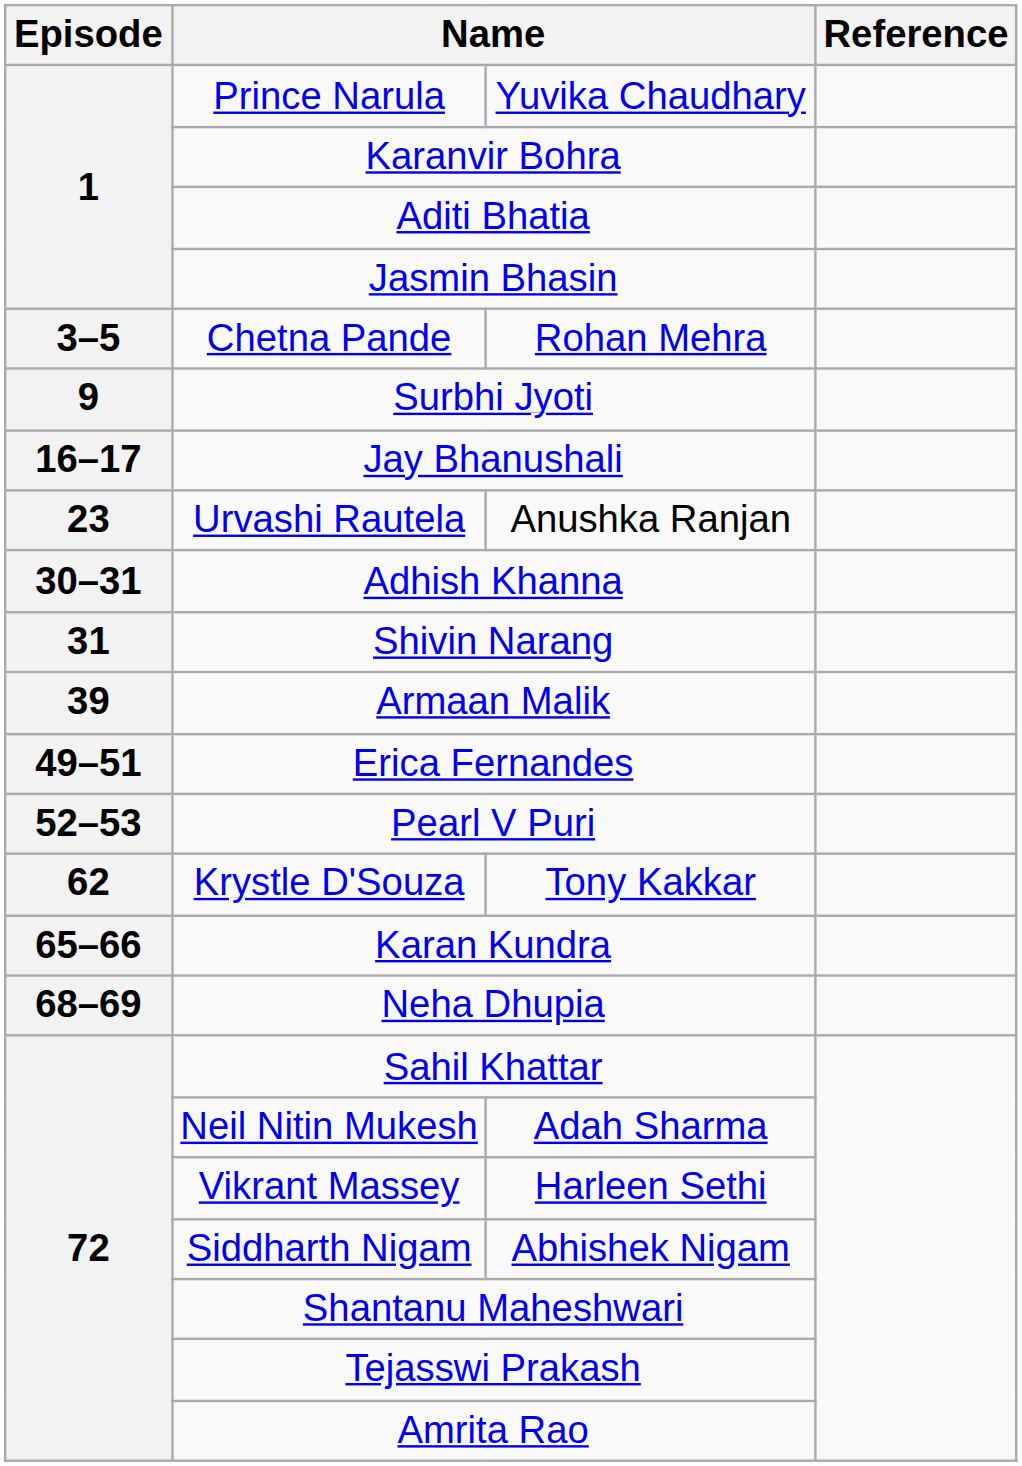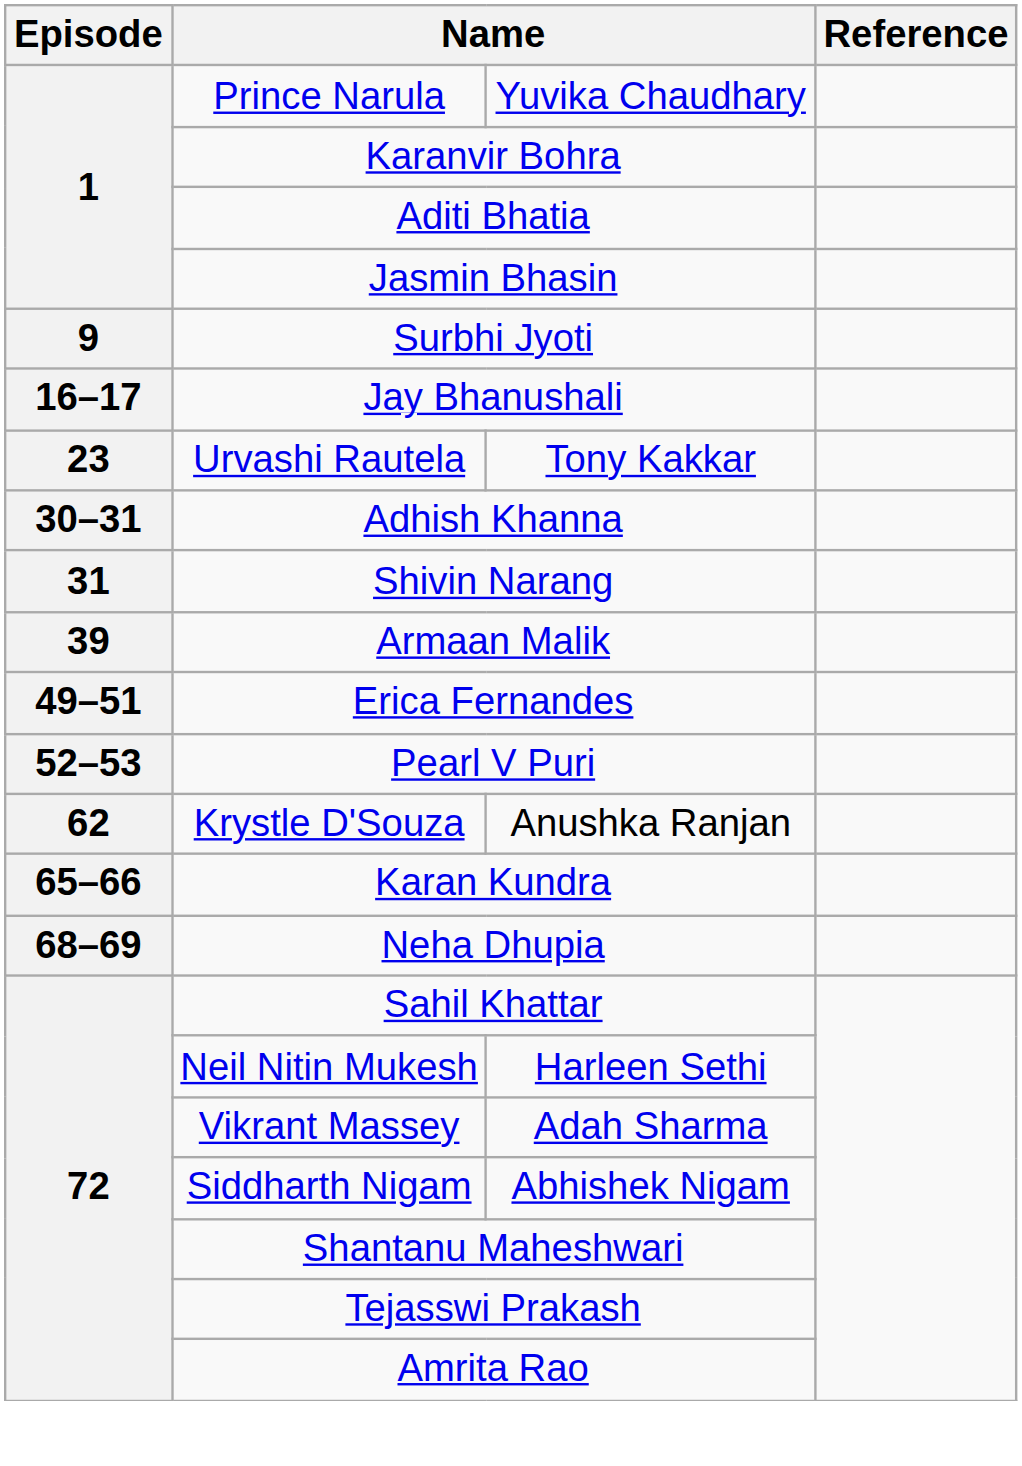- row: (329, 338)
(651, 519) Anushka Ranjan -> (651, 459) Tony Kakkar
(651, 883) Tony Kakkar -> (651, 823) Anushka Ranjan
(651, 1126) Adah Sharma -> (651, 1065) Harleen Sethi
(651, 1187) Harleen Sethi -> (651, 1126) Adah Sharma
